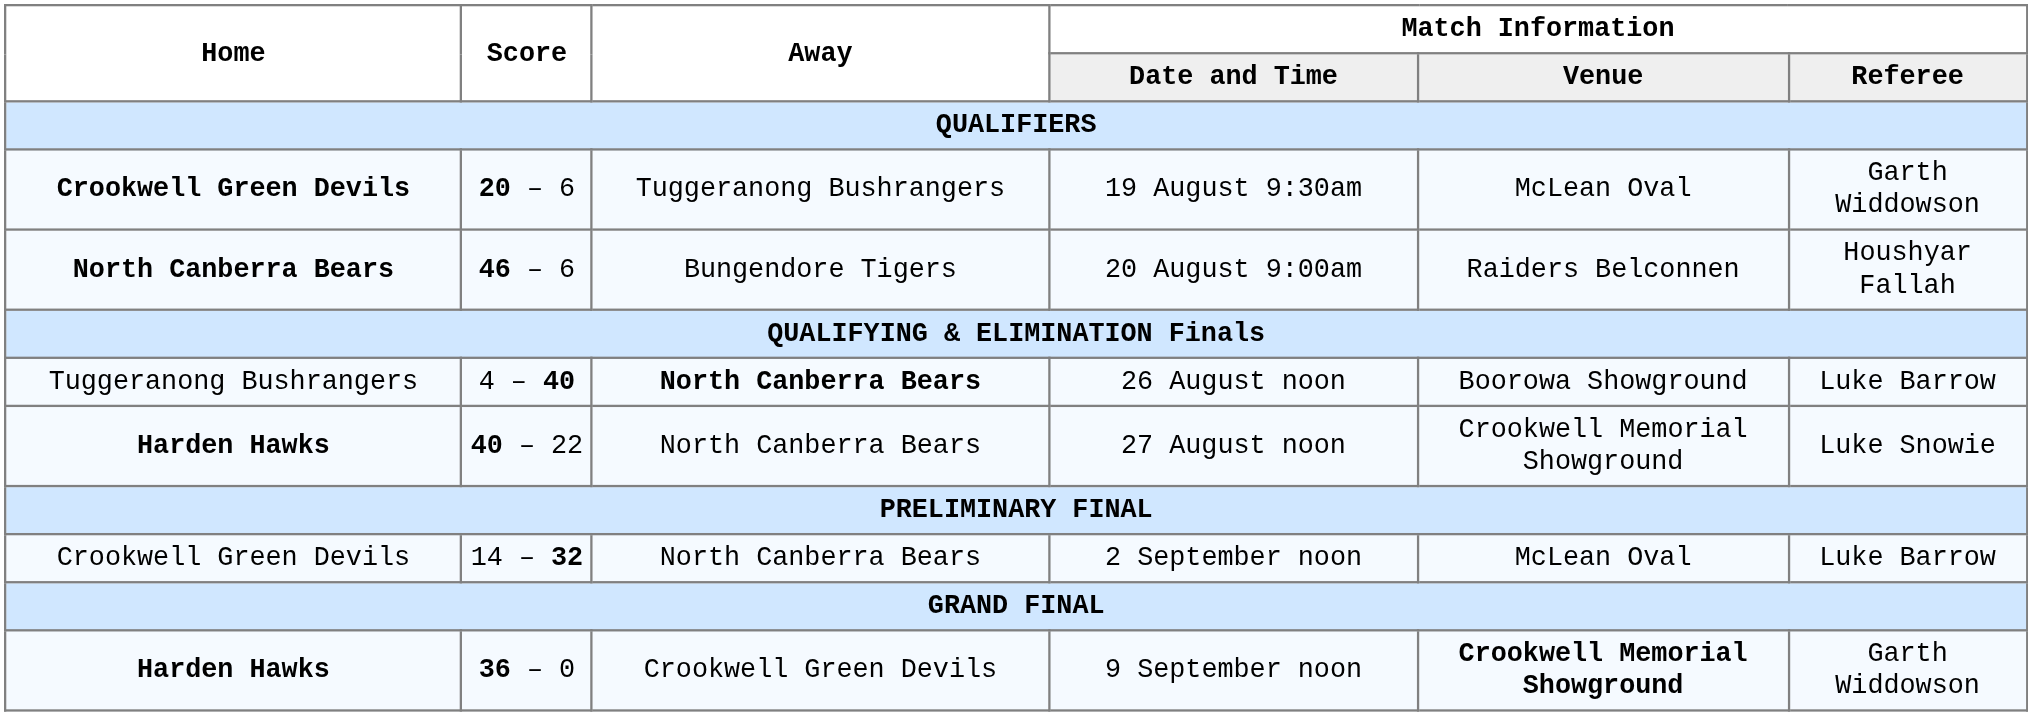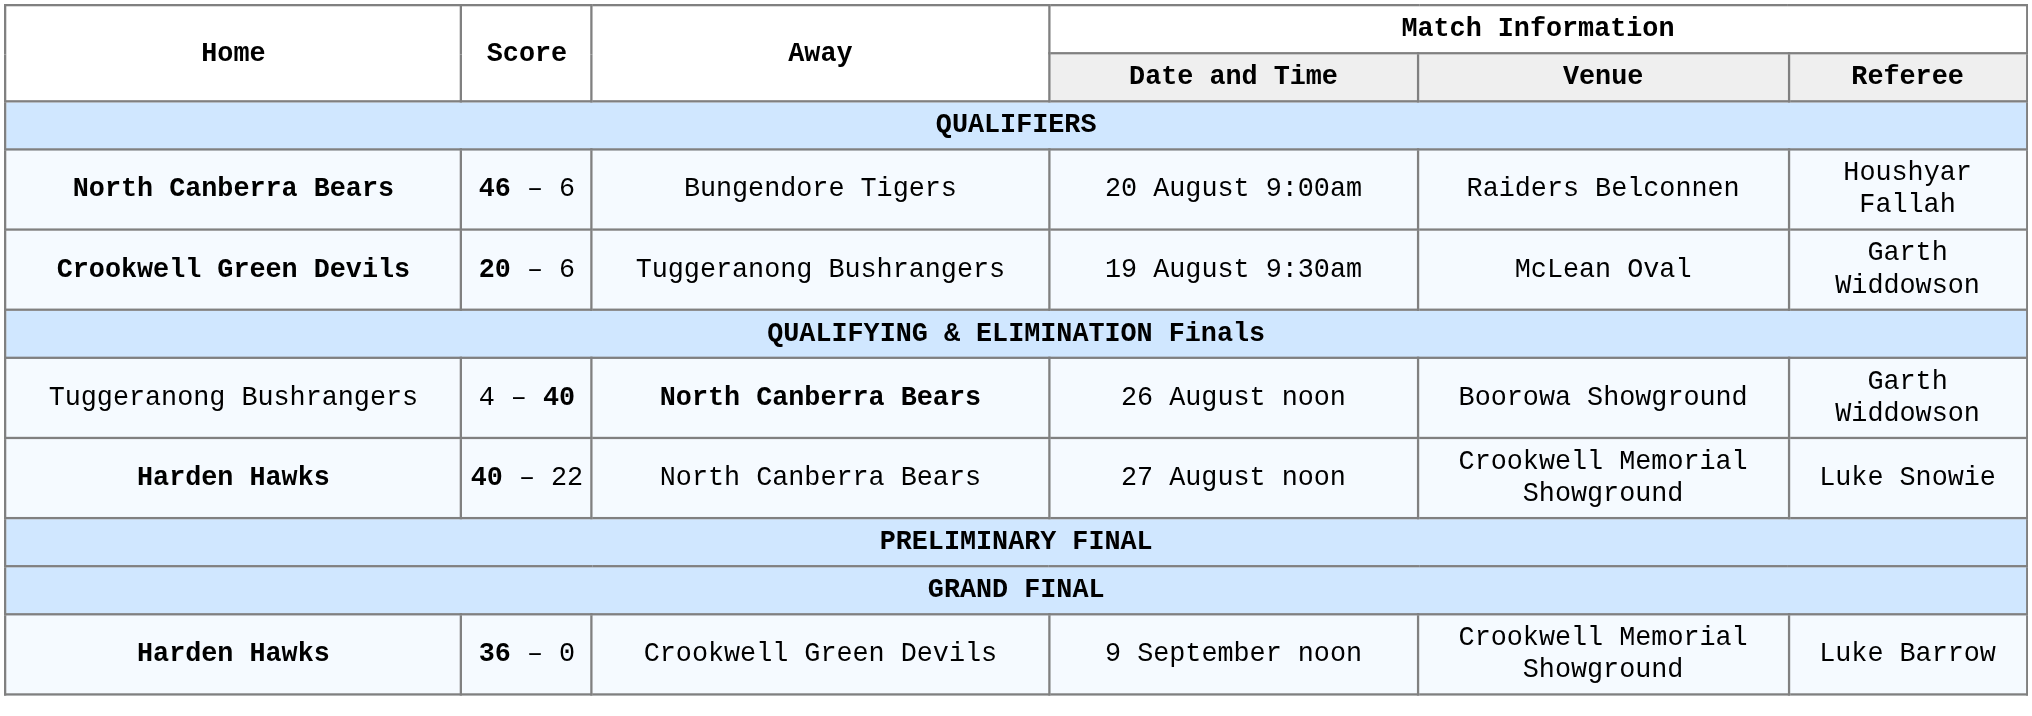rows swapped: (1234, 189) <-> (1234, 270)
(1908, 382) Luke Barrow -> (1908, 398) Garth Widdowson
- row: (1234, 558)
(1603, 670) bold -> (1603, 654) normal
(1908, 670) Garth Widdowson -> (1908, 654) Luke Barrow
